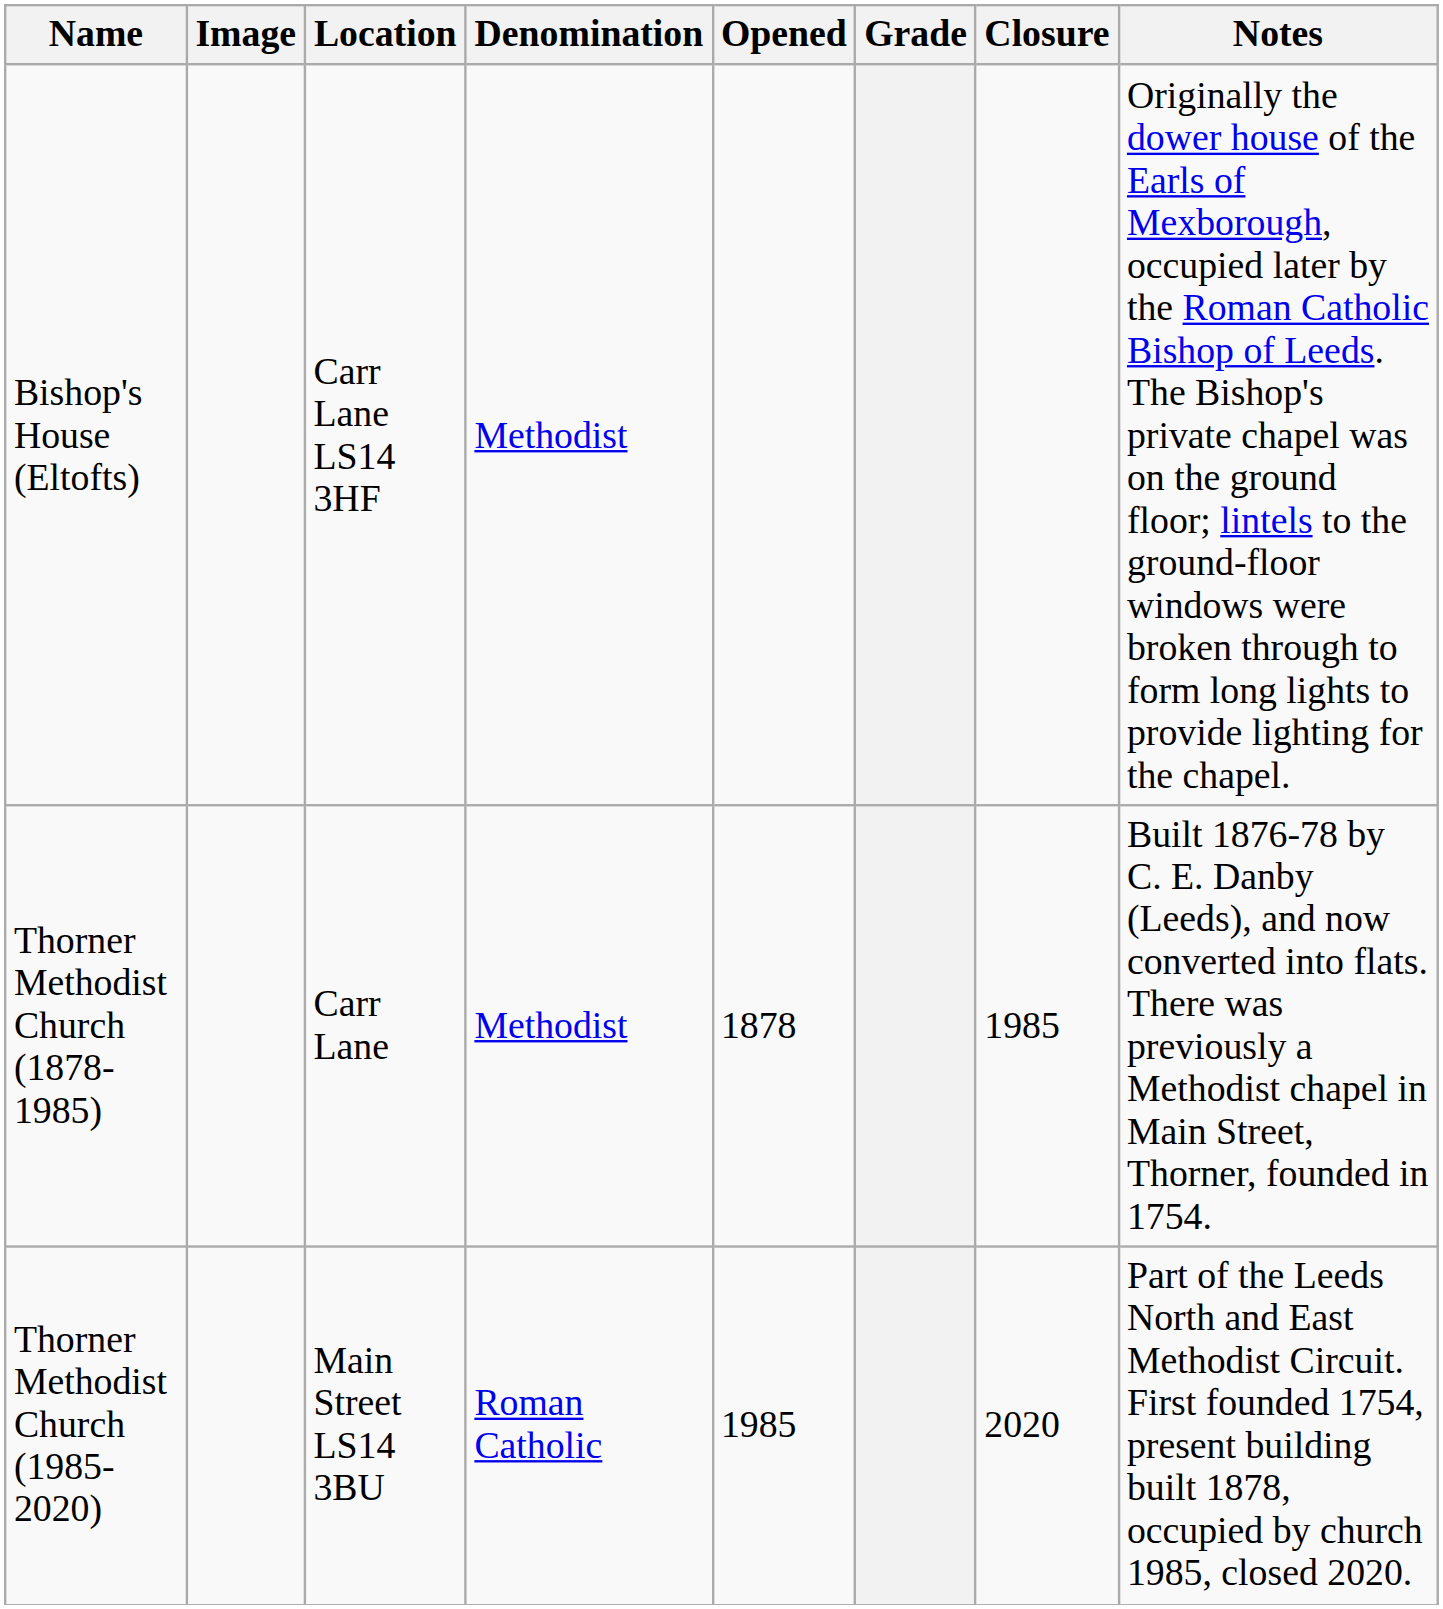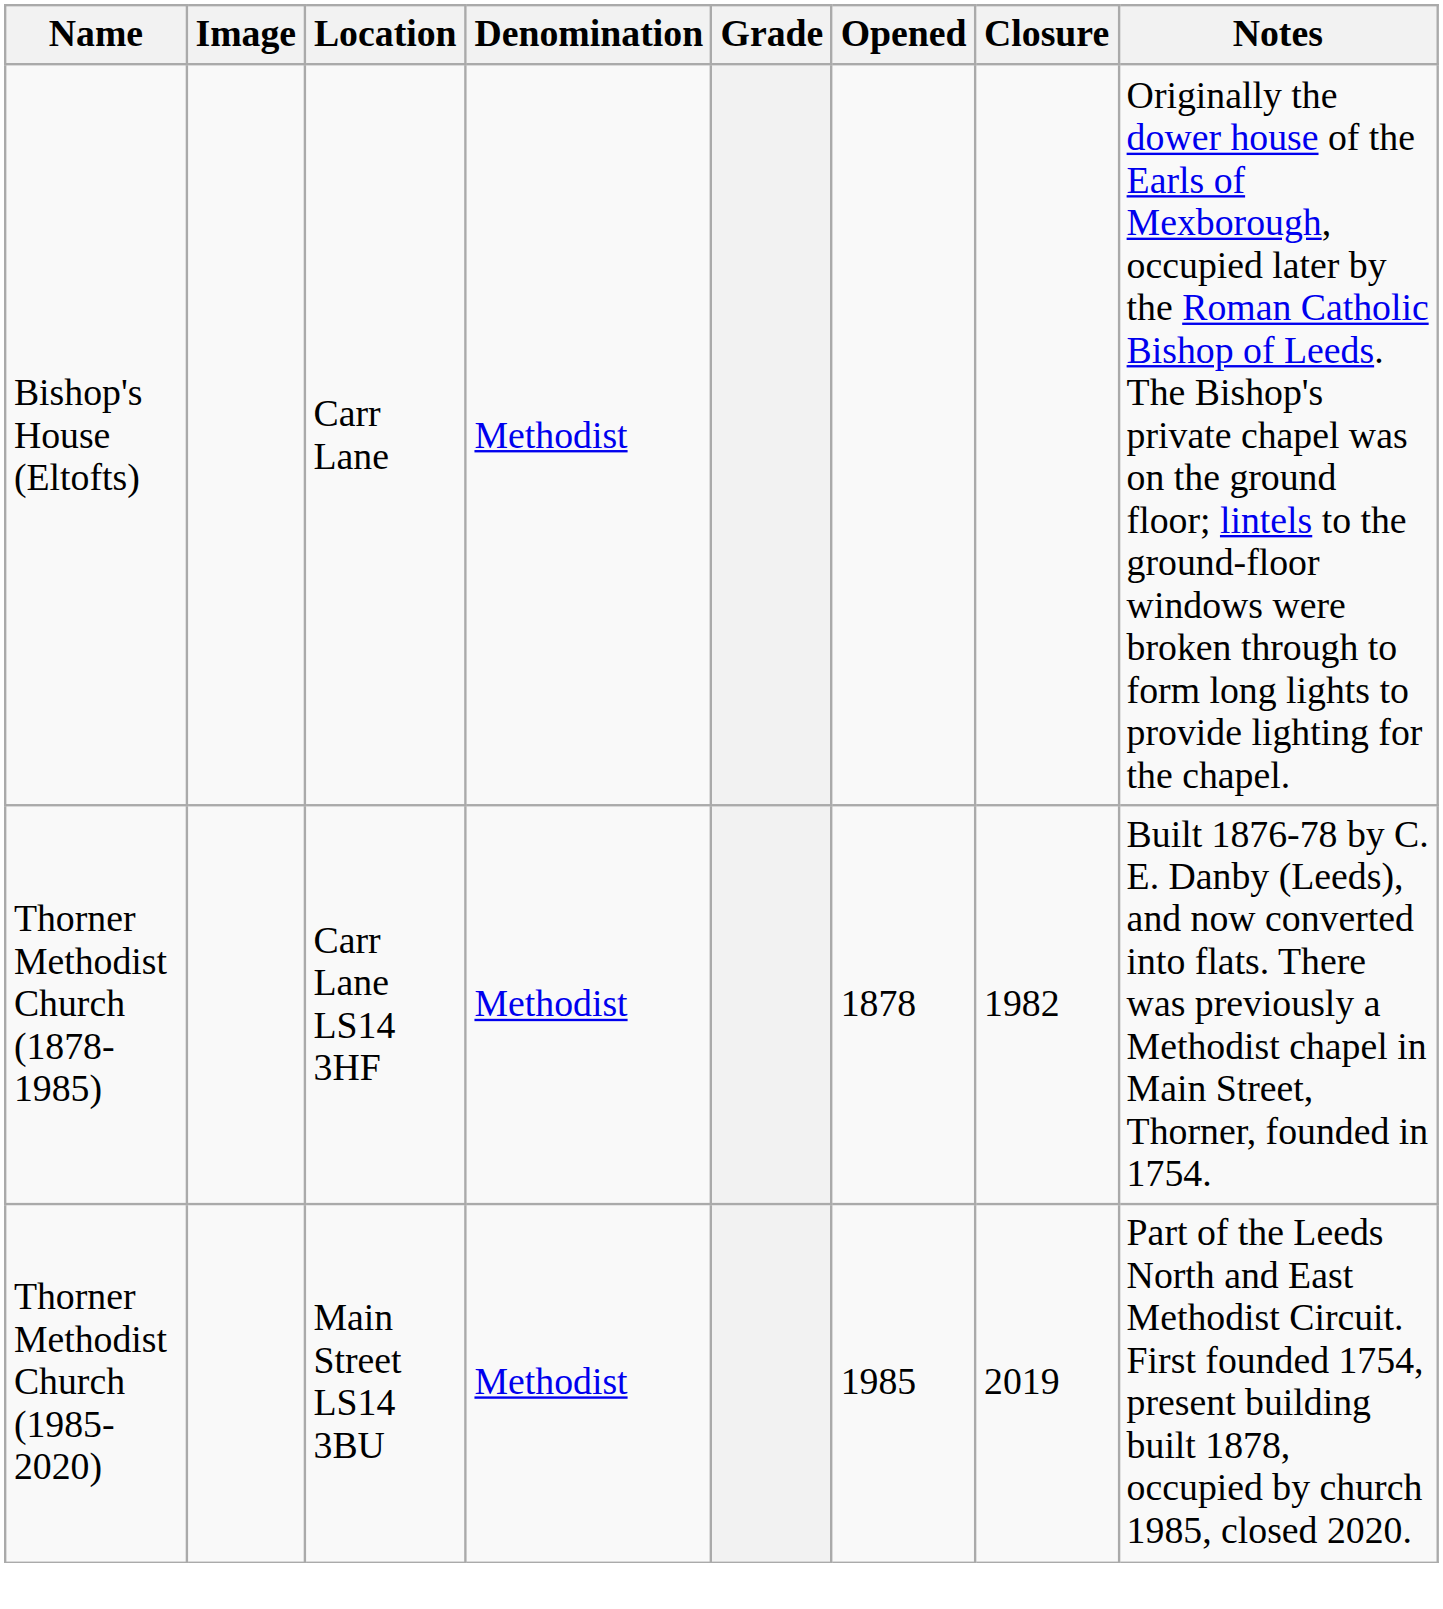columns swapped: (916, 34) <-> (784, 34)
(354, 434) Carr Lane LS14 3HF -> (351, 434) Carr Lane
(351, 1025) Carr Lane -> (354, 1003) Carr Lane LS14 3HF
(1022, 1025) 1985 -> (1022, 1003) 1982
(538, 1424) Roman Catholic -> (551, 1382) Methodist
(1022, 1424) 2020 -> (1022, 1382) 2019
